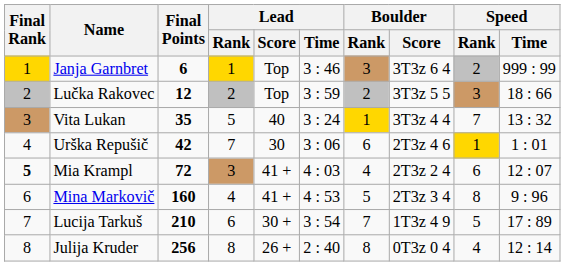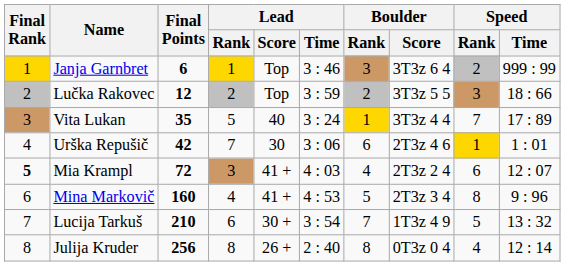(529, 119) 13 : 32 -> (529, 119) 17 : 89
(529, 222) 17 : 89 -> (529, 222) 13 : 32
